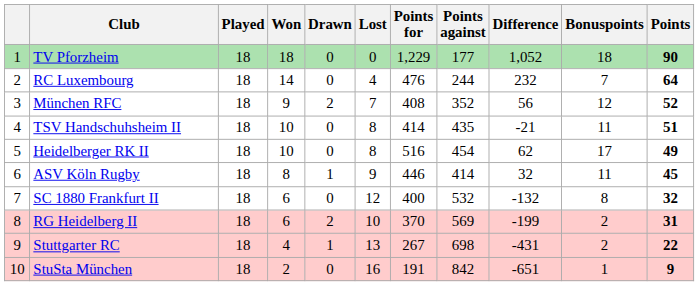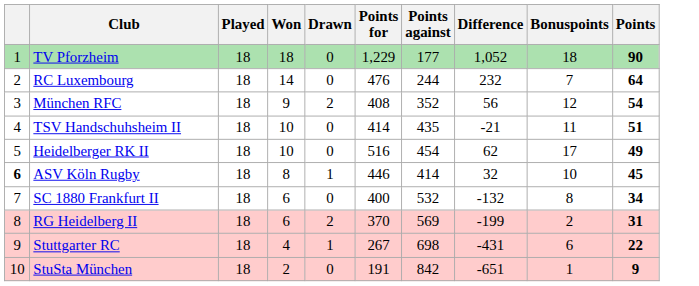- column: (373, 24)
(671, 103) 52 -> (636, 103) 54
(17, 174) normal -> (17, 174) bold
(605, 174) 11 -> (570, 174) 10
(671, 198) 32 -> (636, 198) 34
(605, 245) 2 -> (570, 245) 6
